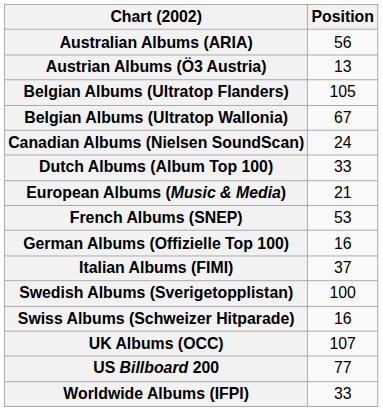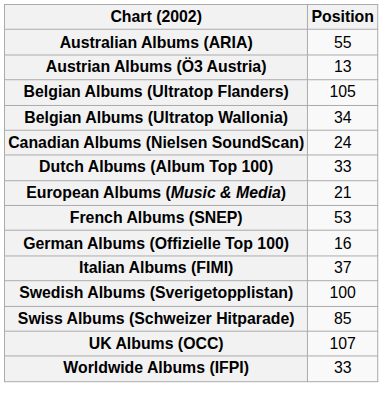(343, 42) 56 -> (343, 42) 55
(343, 117) 67 -> (343, 117) 34
(343, 318) 16 -> (343, 318) 85
- row: (156, 368)
